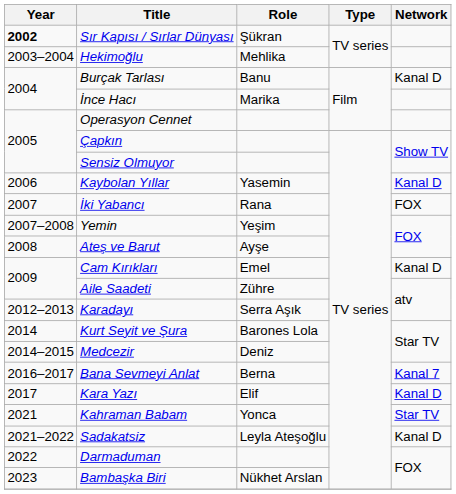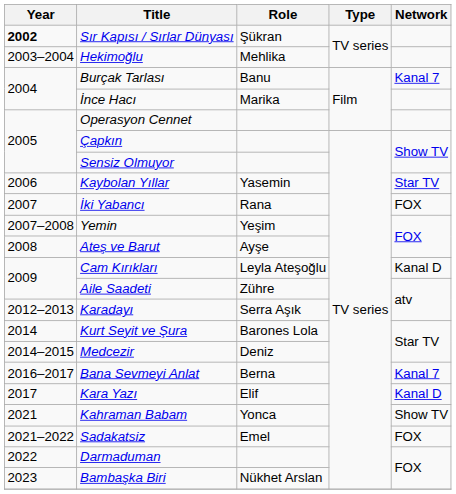(418, 78) Kanal D -> (417, 78) Kanal 7
(418, 183) Kanal D -> (417, 183) Star TV
(255, 267) Emel -> (283, 267) Leyla Ateşoğlu
(417, 415) Star TV -> (421, 415) Show TV
(283, 436) Leyla Ateşoğlu -> (255, 436) Emel
(418, 436) Kanal D -> (408, 436) FOX
